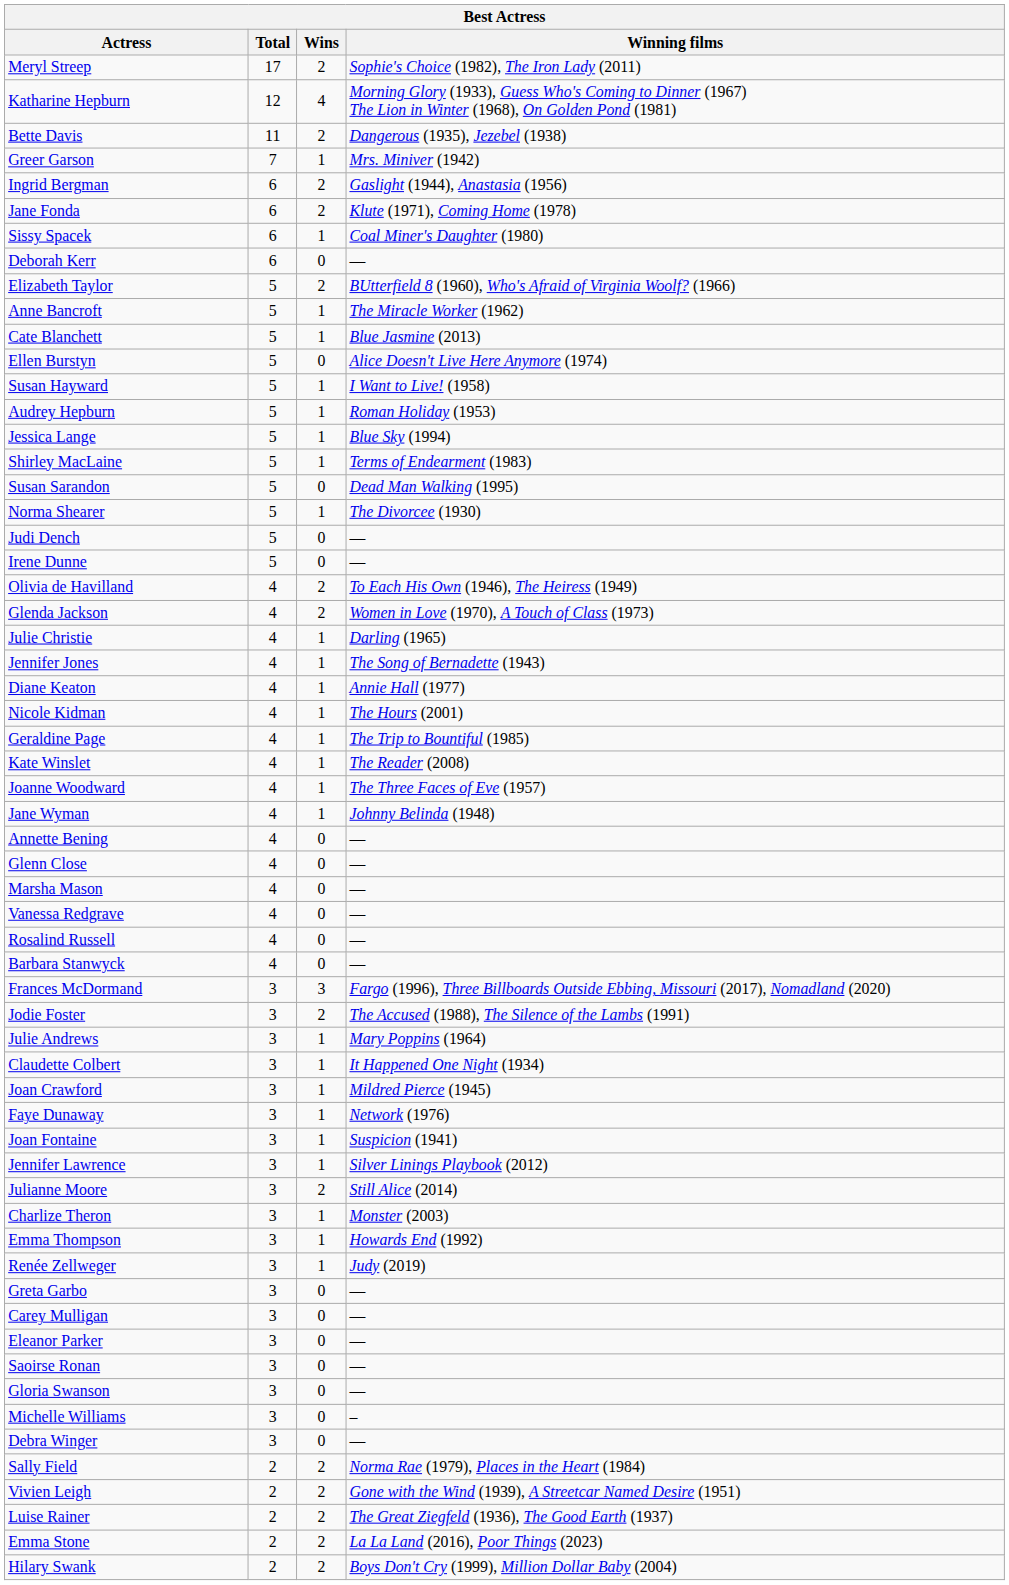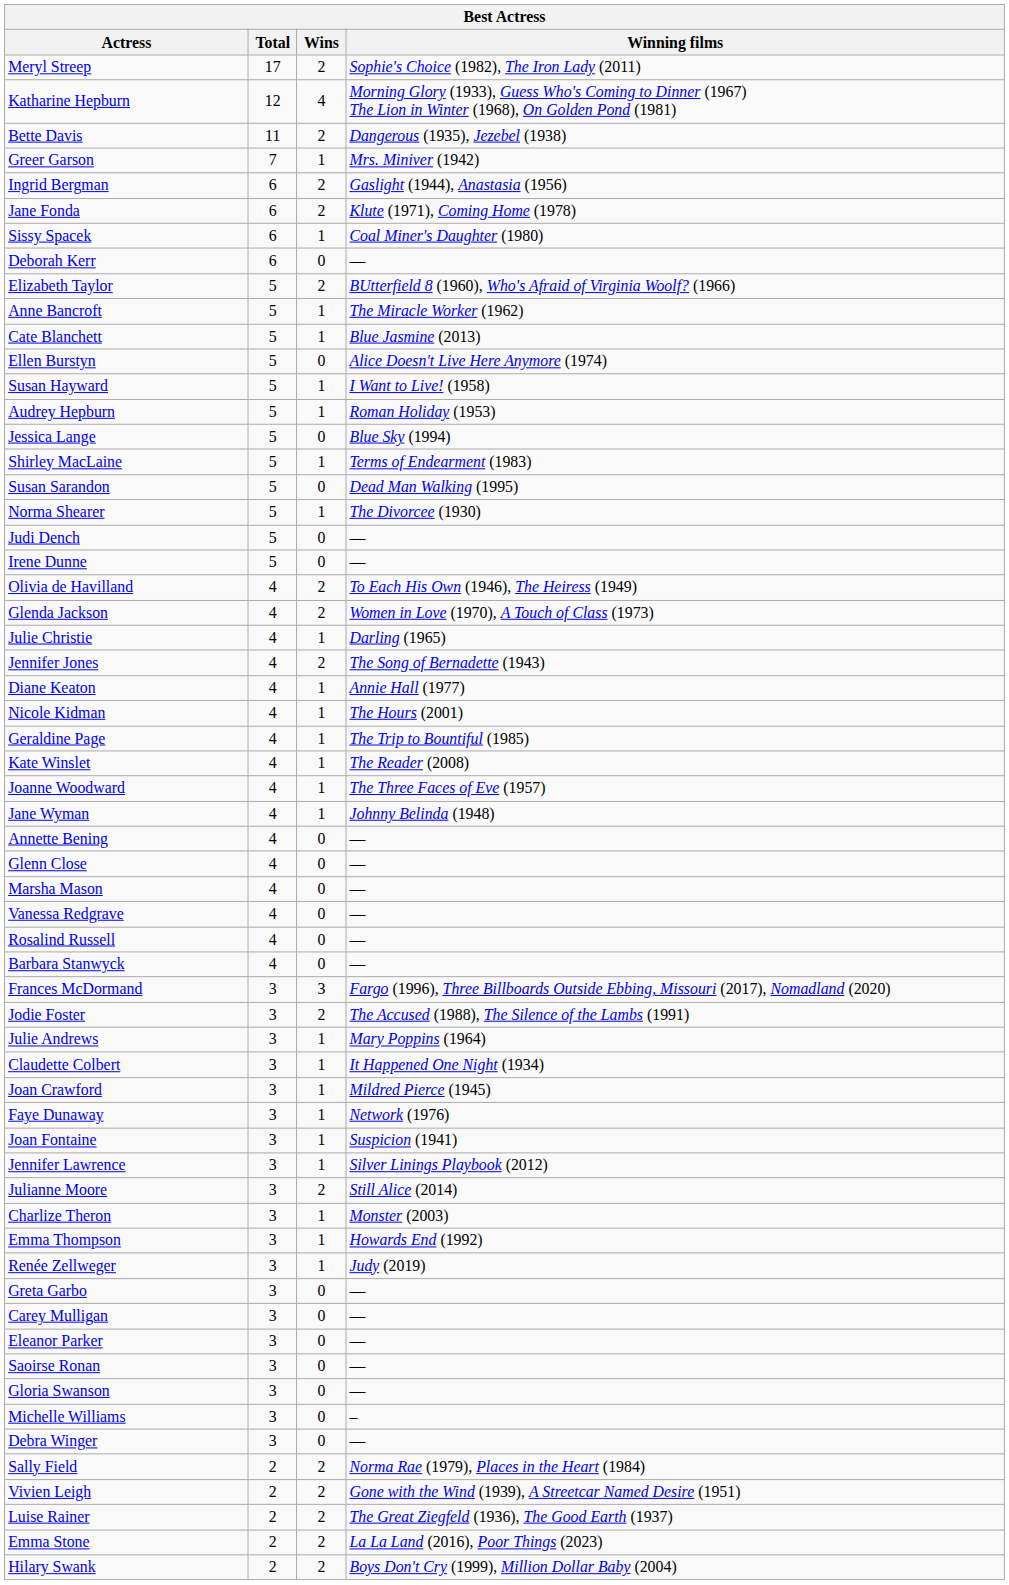(321, 436) 1 -> (321, 436) 0
(321, 662) 1 -> (321, 662) 2
